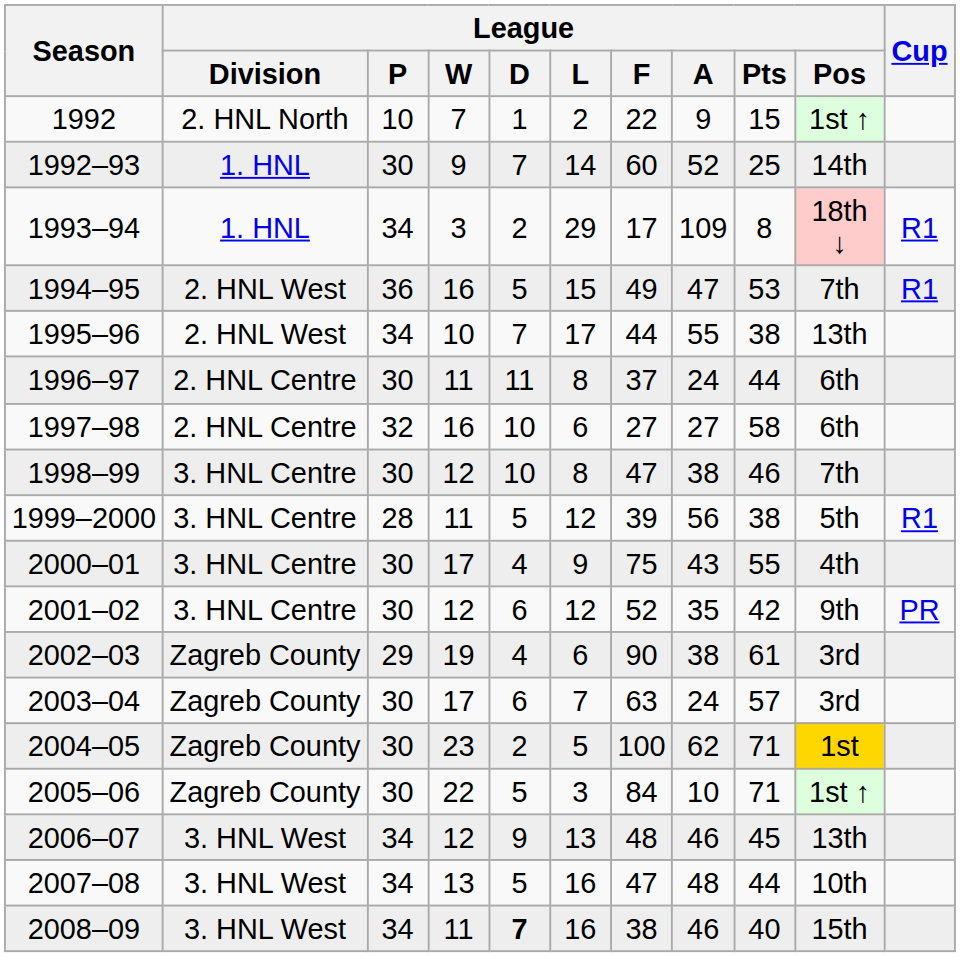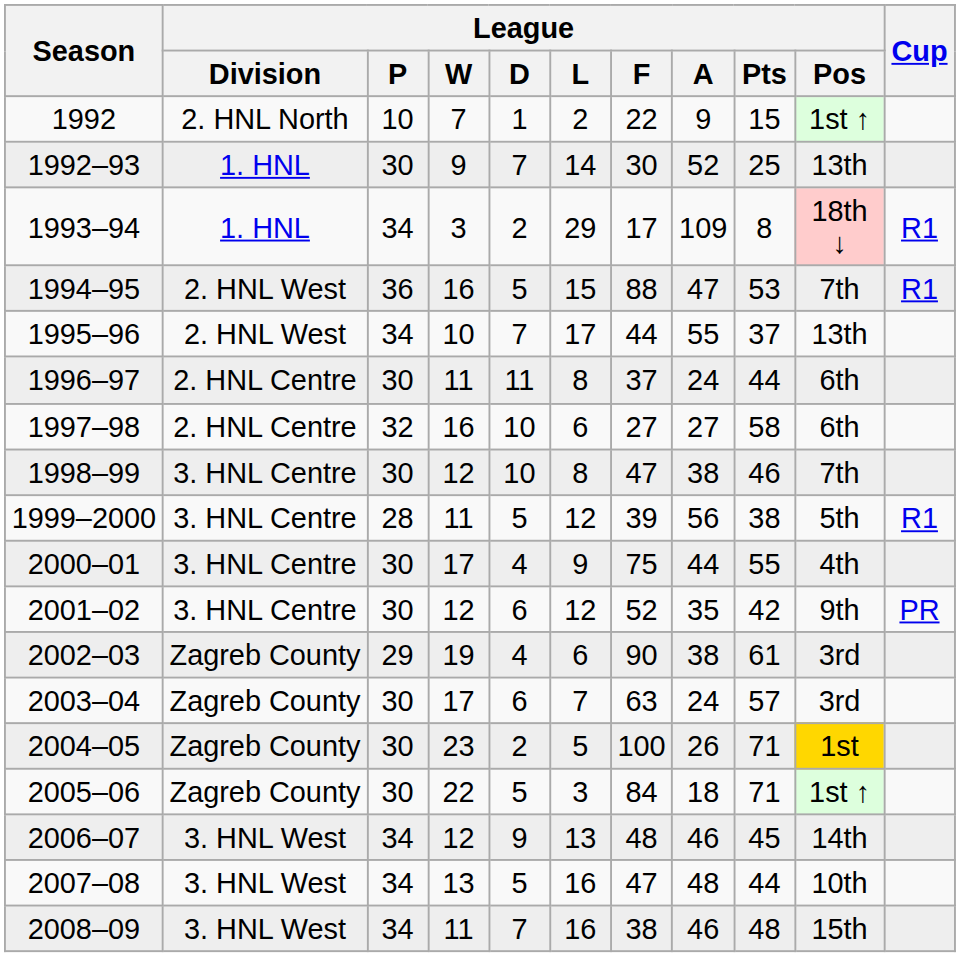(642, 165) 60 -> (642, 165) 30
(840, 165) 14th -> (840, 165) 13th
(642, 289) 49 -> (642, 289) 88
(764, 335) 38 -> (764, 335) 37
(703, 563) 43 -> (703, 563) 44
(703, 746) 62 -> (703, 746) 26
(703, 792) 10 -> (703, 792) 18
(840, 838) 13th -> (840, 838) 14th
(519, 929) bold -> (519, 929) normal
(764, 929) 40 -> (764, 929) 48
